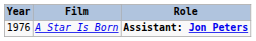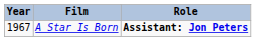(19, 29) 1976 -> (19, 29) 1967
